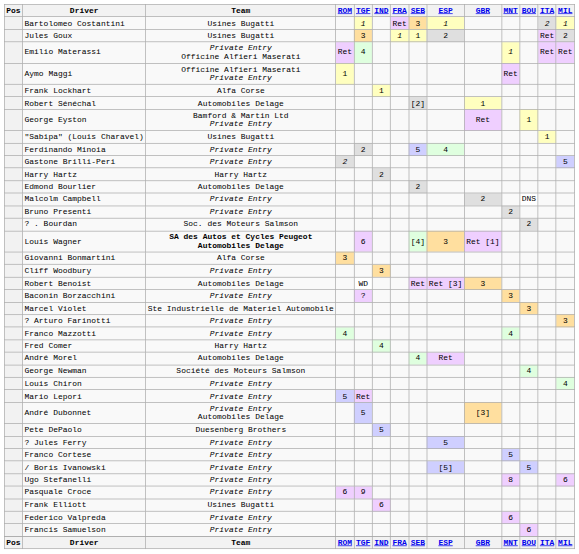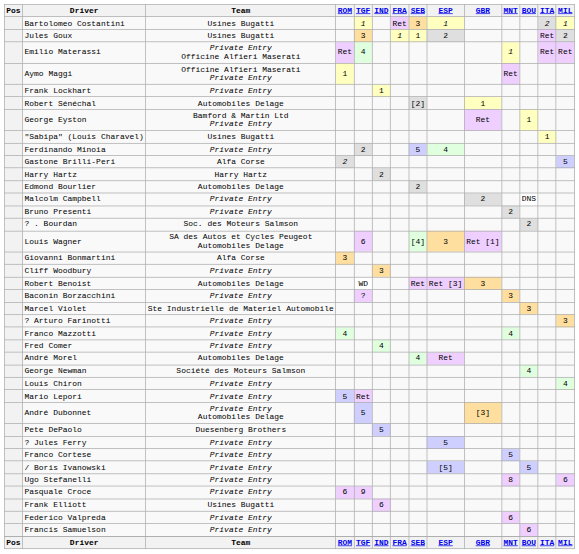(241, 91) Alfa Corse -> (241, 91) Private Entry
(241, 162) Private Entry -> (241, 162) Alfa Corse
(241, 241) bold -> (241, 241) normal
(241, 346) Harry Hartz -> (241, 346) Private Entry
